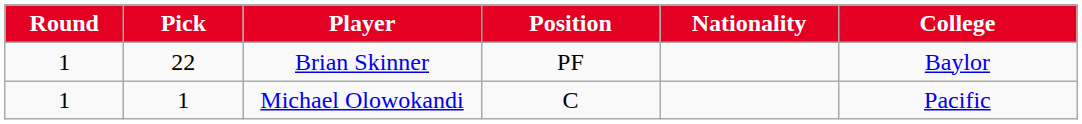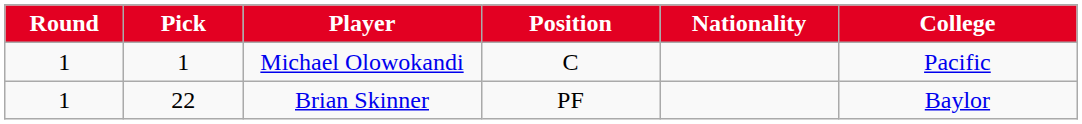rows swapped: (362, 99) <-> (362, 61)
